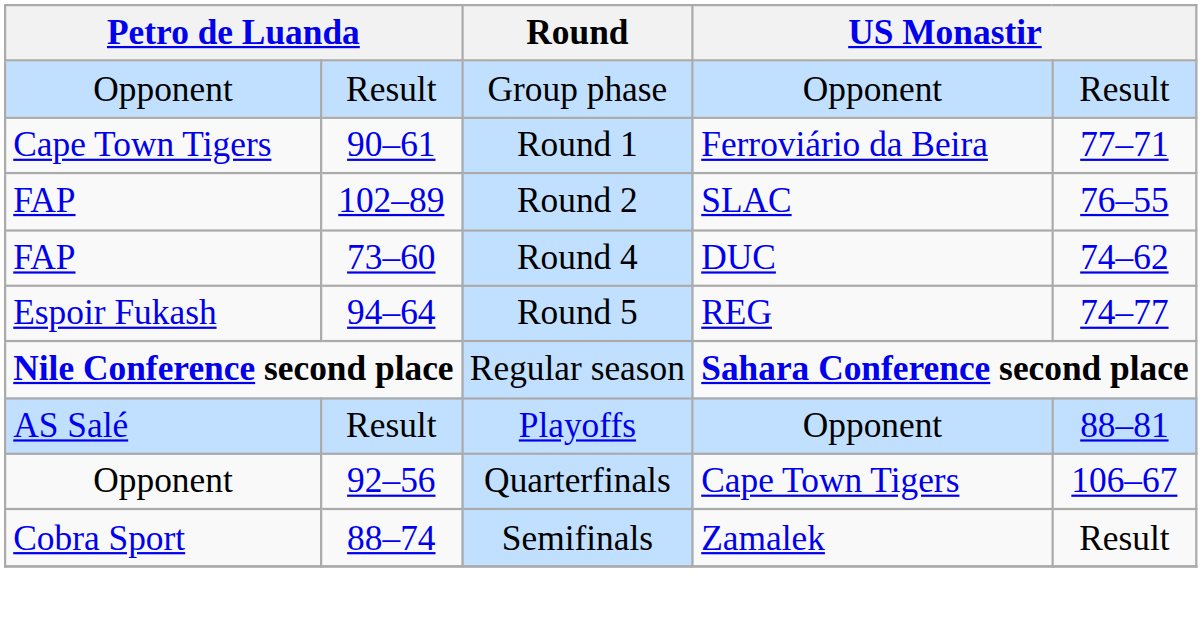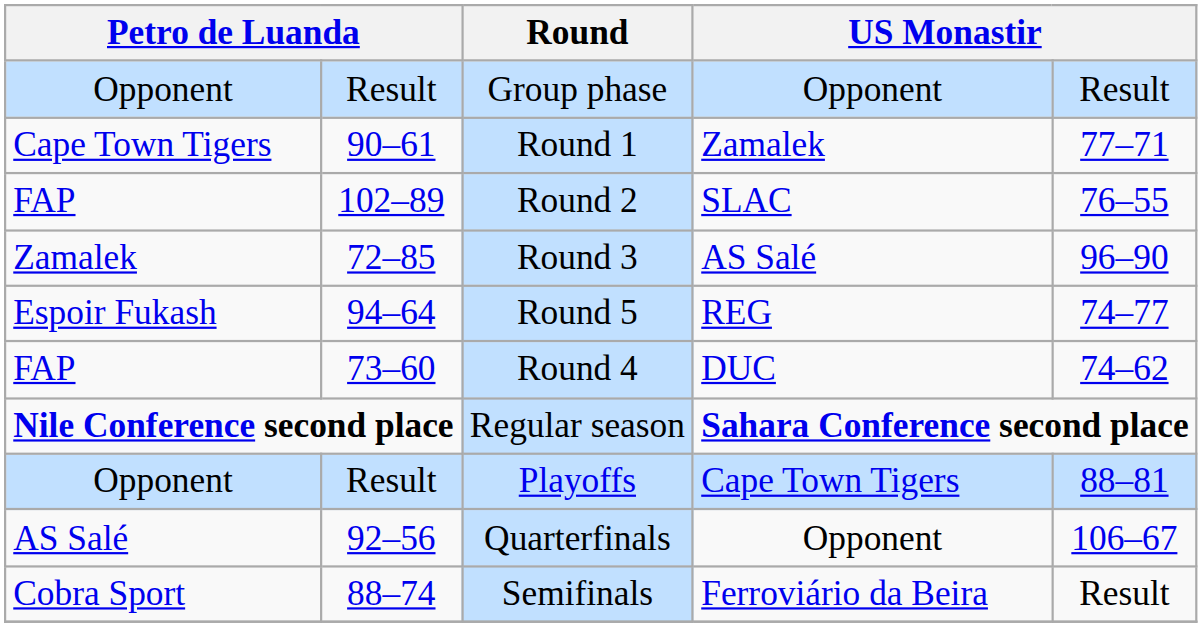(845, 144) Ferroviário da Beira -> (763, 144) Zamalek
+ row: (577, 256)
rows swapped: (577, 256) <-> (577, 312)
(71, 425) AS Salé -> (163, 481) Opponent
(872, 425) Opponent -> (830, 481) Cape Town Tigers
(163, 481) Opponent -> (71, 537) AS Salé
(830, 481) Cape Town Tigers -> (872, 537) Opponent
(763, 537) Zamalek -> (845, 593) Ferroviário da Beira
